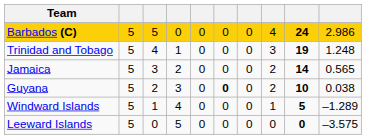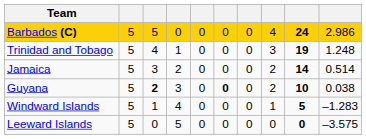(340, 69) 0.565 -> (340, 69) 0.514
(155, 87) normal -> (155, 87) bold
(340, 106) –1.289 -> (340, 106) –1.283
